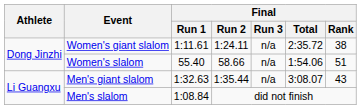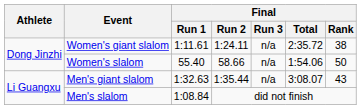(341, 63) 51 -> (341, 63) 50
